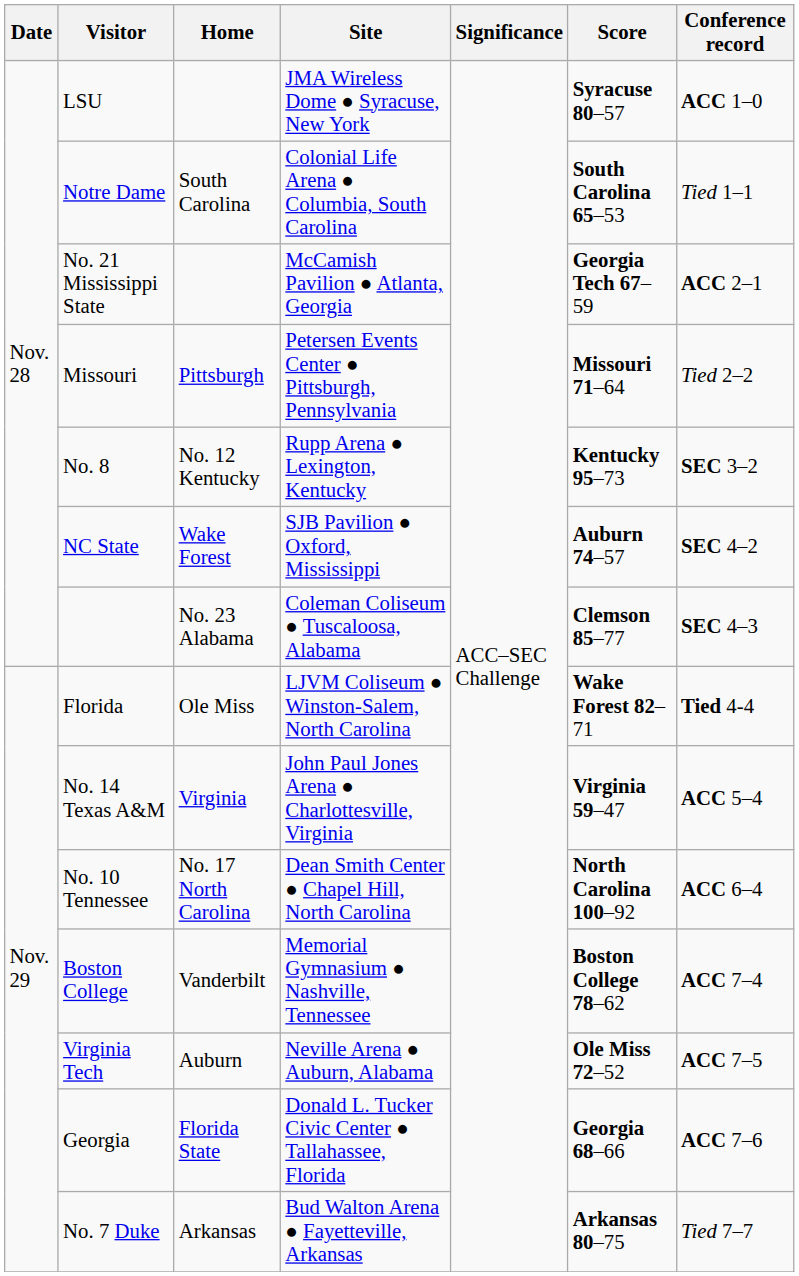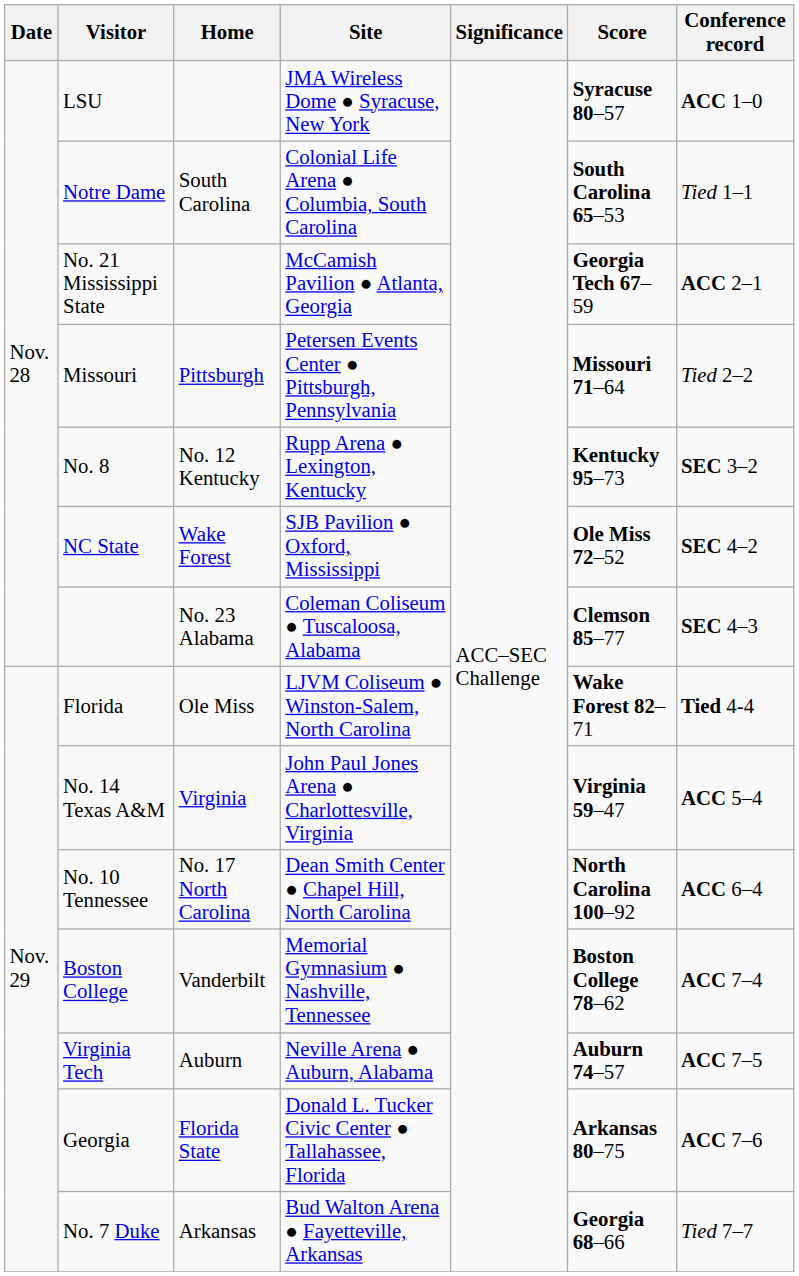(608, 546) Auburn 74–57 -> (612, 546) Ole Miss 72–52
(612, 1060) Ole Miss 72–52 -> (608, 1060) Auburn 74–57
(608, 1140) Georgia 68–66 -> (615, 1140) Arkansas 80–75
(615, 1231) Arkansas 80–75 -> (608, 1231) Georgia 68–66
